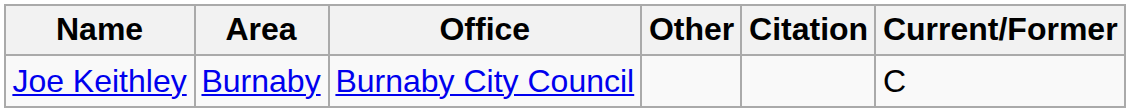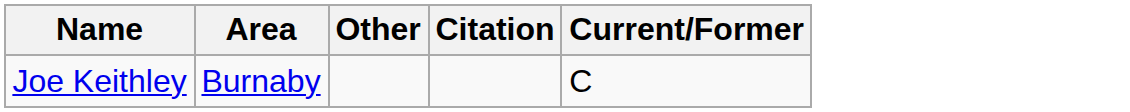- column: (485, 29)
